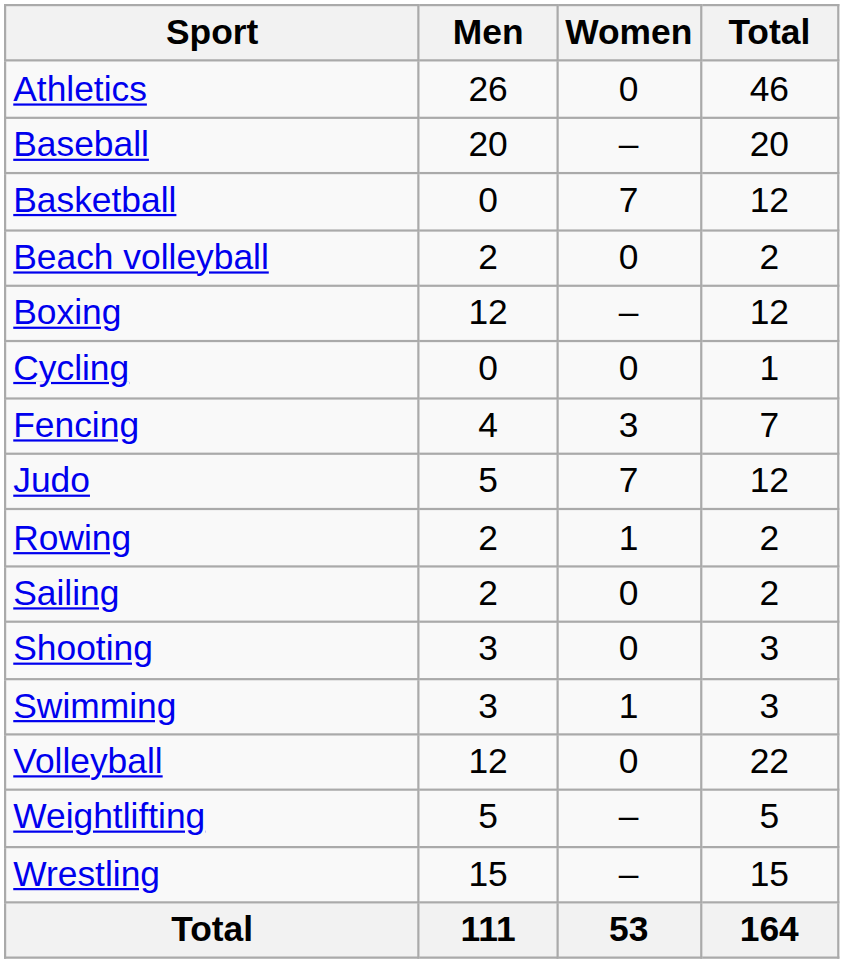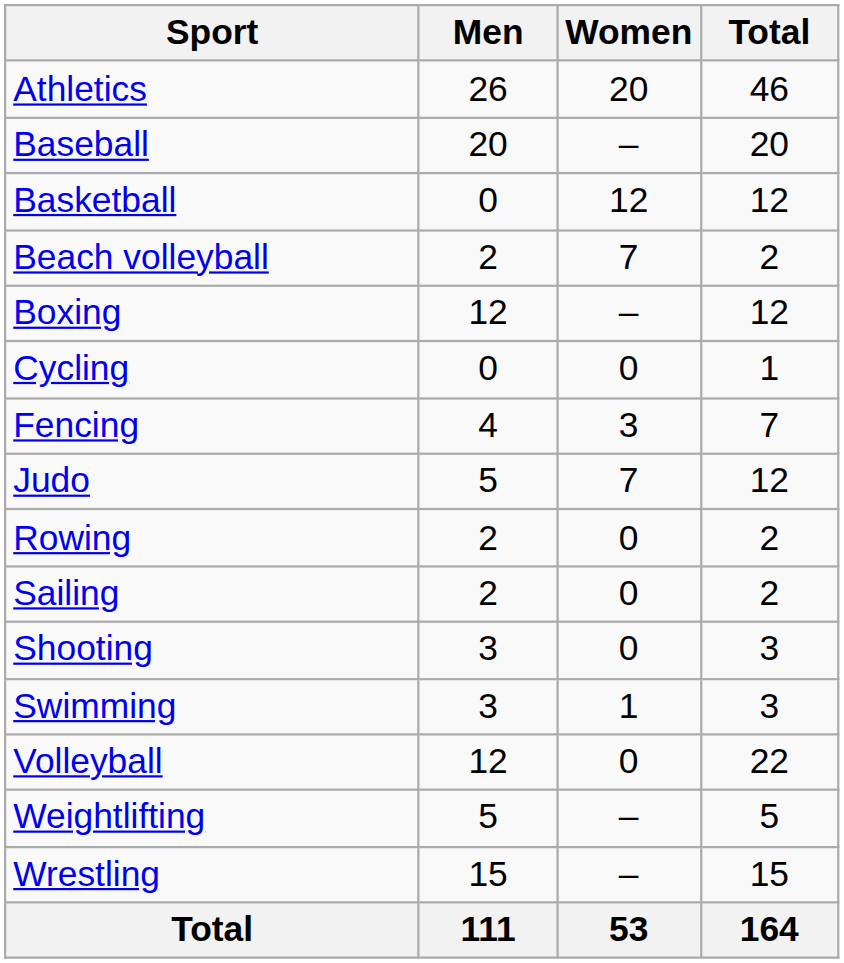(629, 88) 0 -> (629, 88) 20
(629, 200) 7 -> (629, 200) 12
(629, 256) 0 -> (629, 256) 7
(629, 537) 1 -> (629, 537) 0
